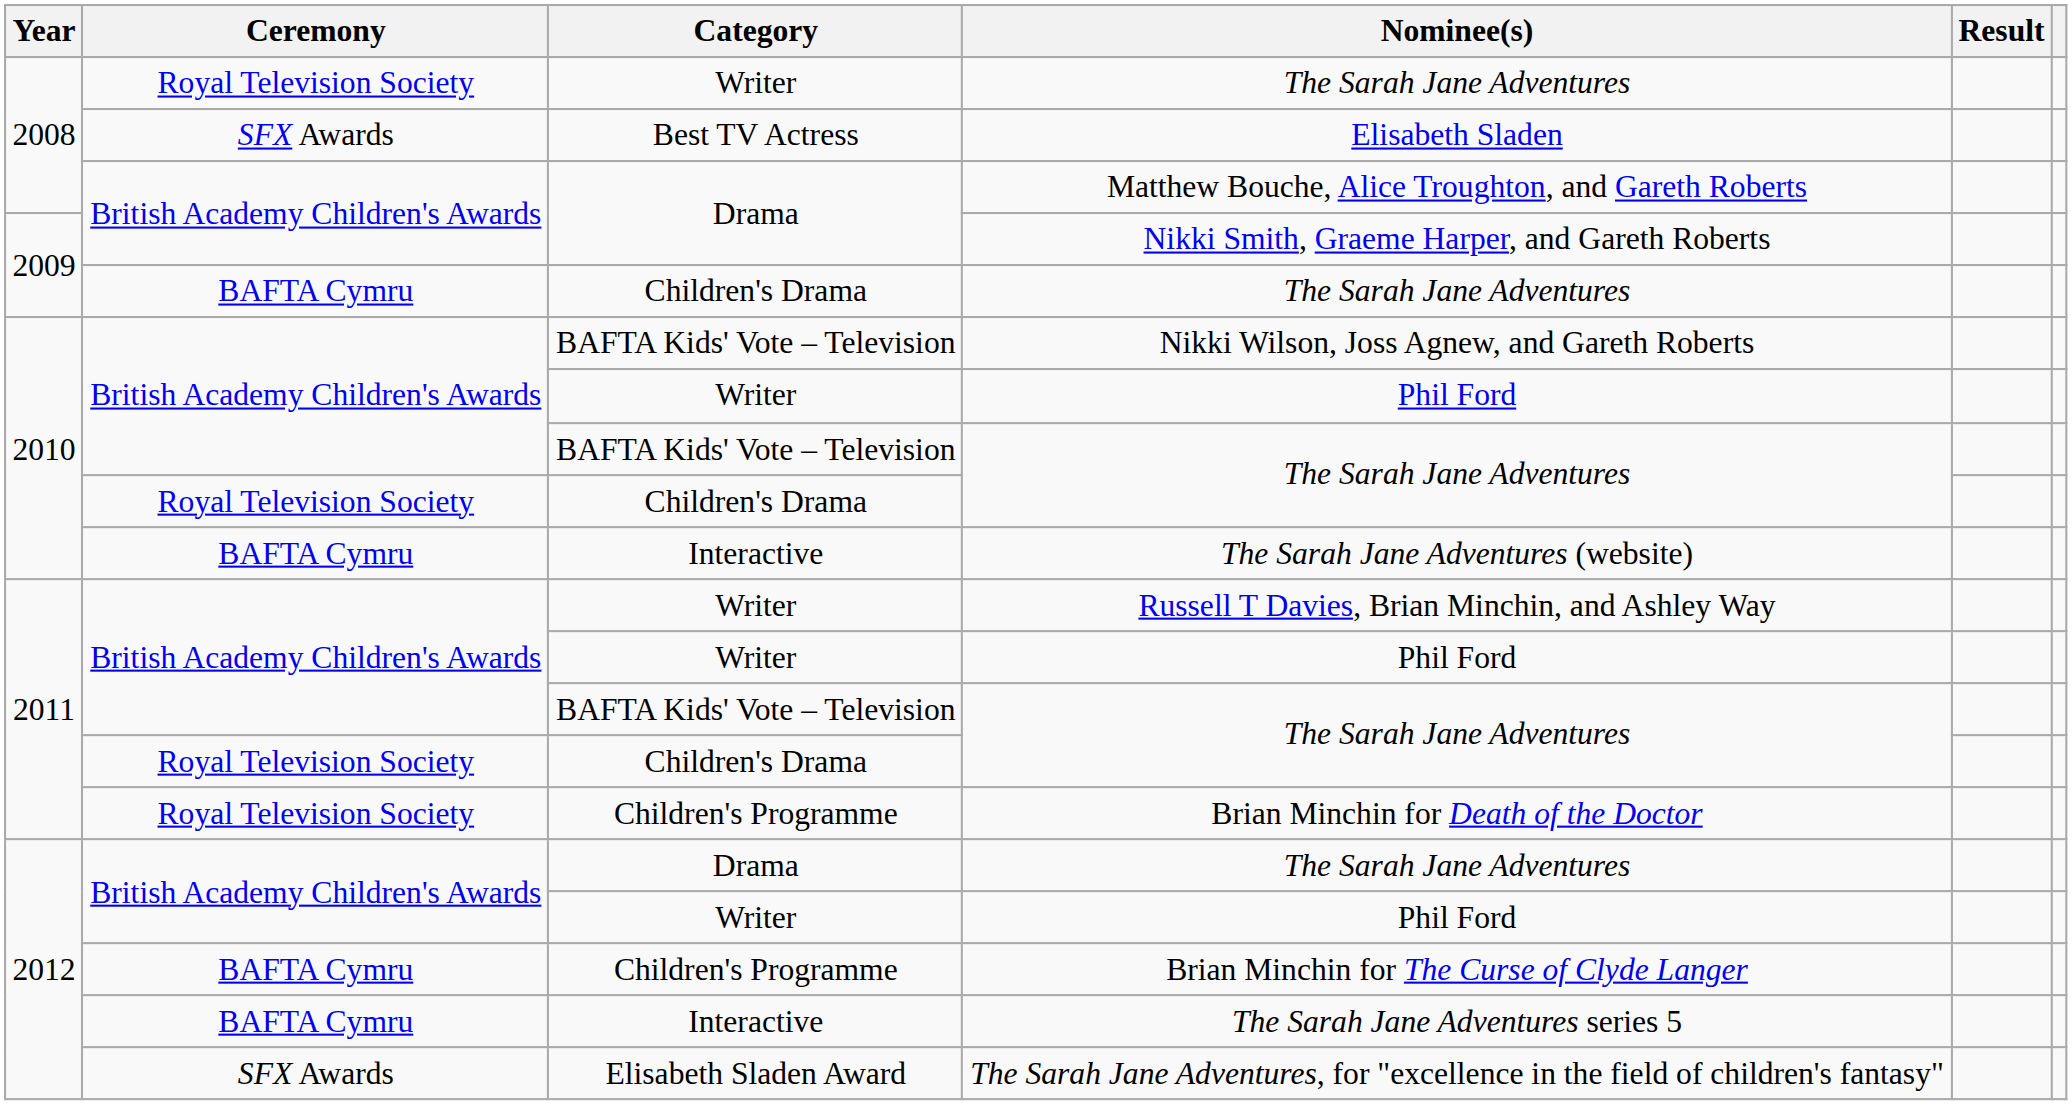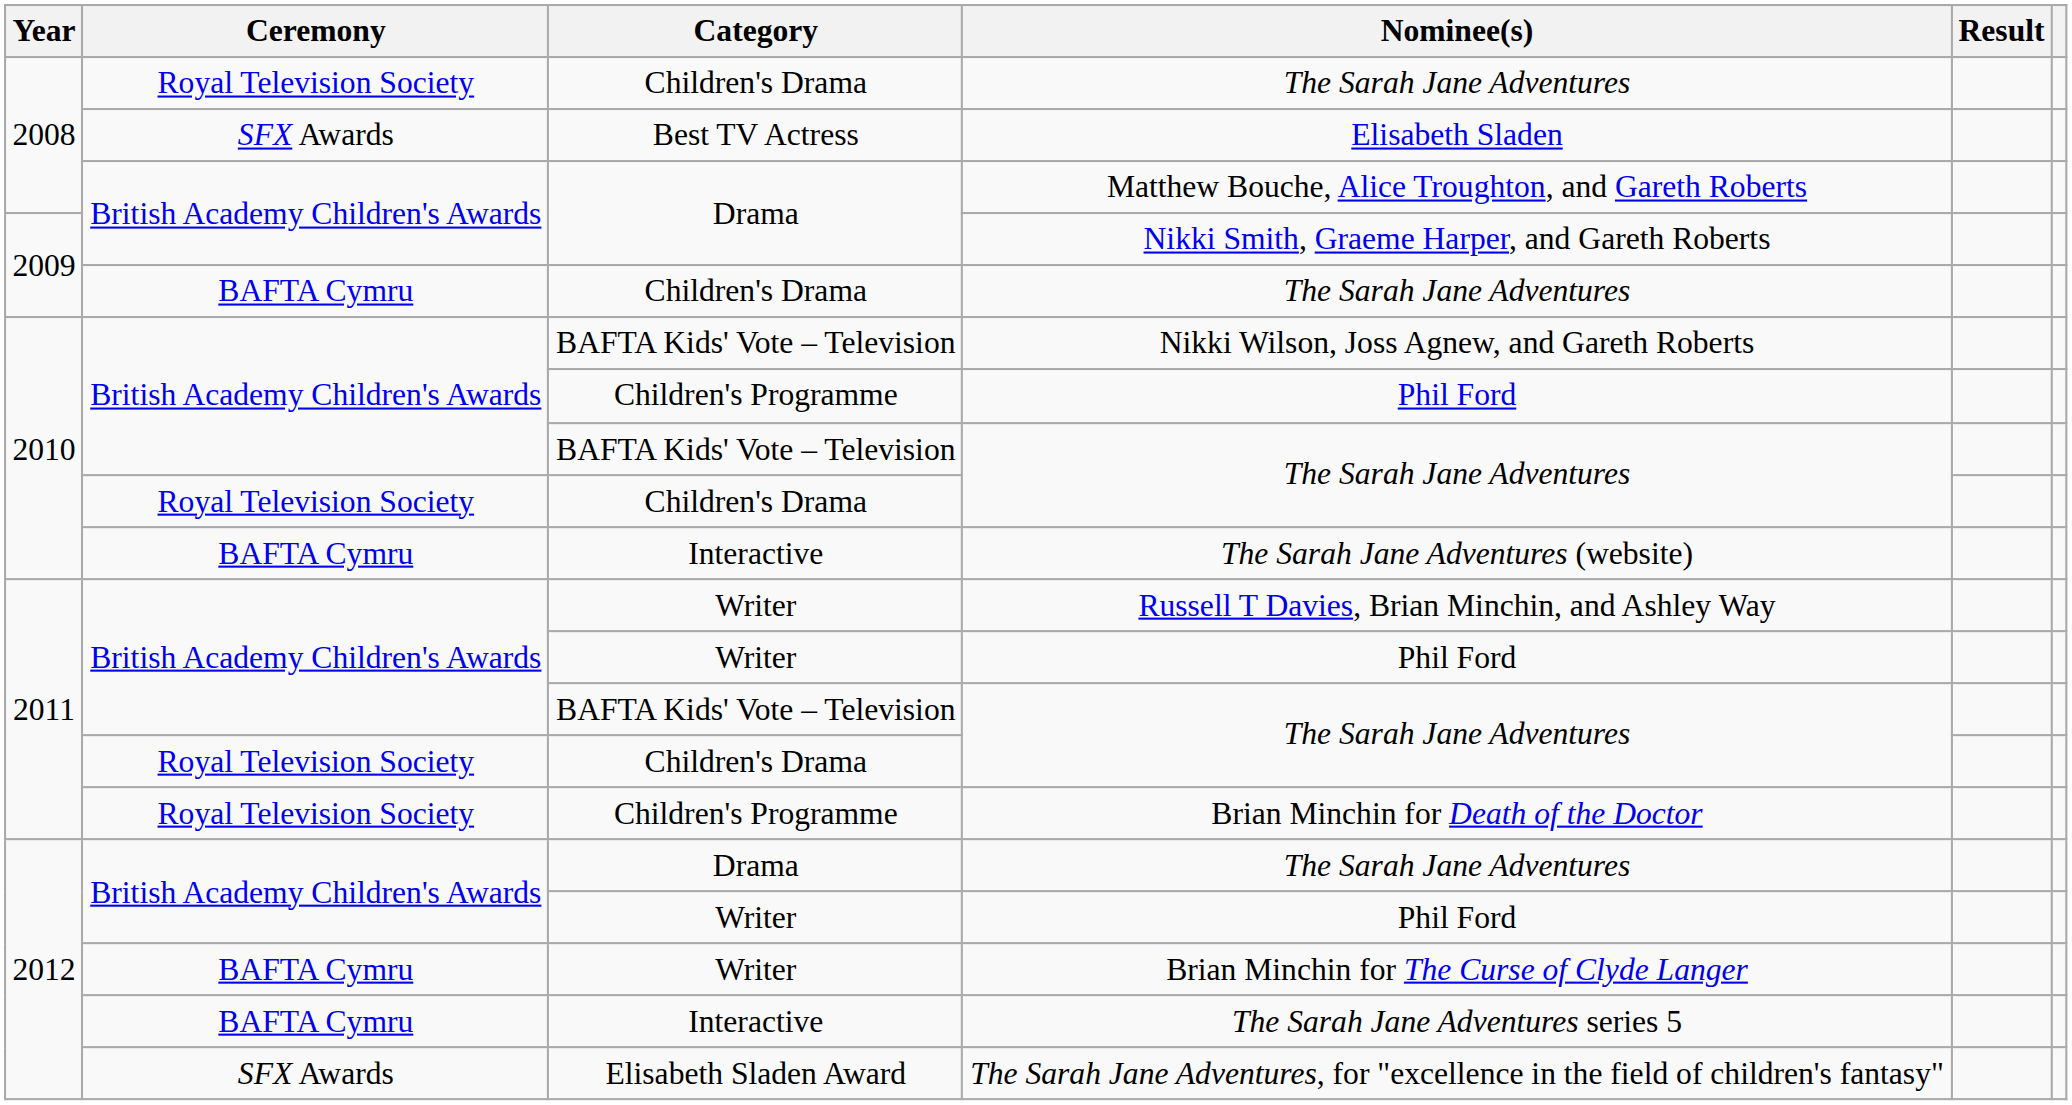(756, 82) Writer -> (756, 82) Children's Drama
(756, 395) Writer -> (756, 395) Children's Programme
(756, 969) Children's Programme -> (756, 969) Writer
